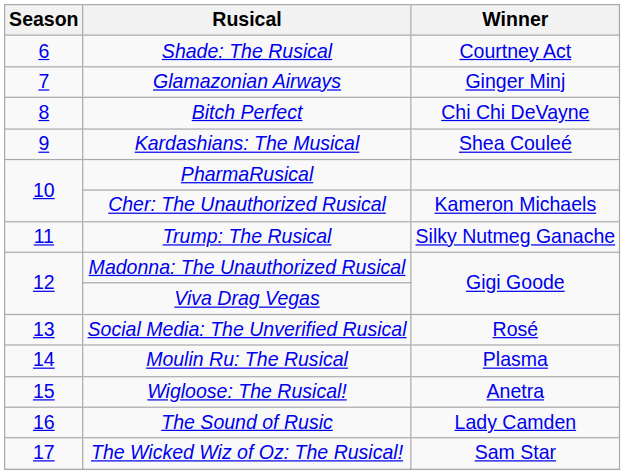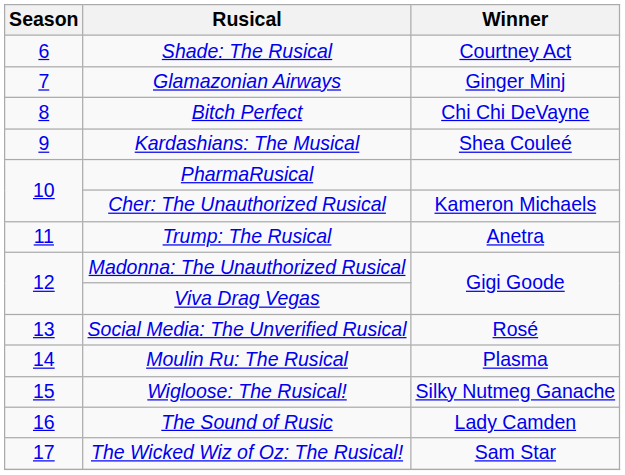(515, 236) Silky Nutmeg Ganache -> (515, 236) Anetra
(515, 391) Anetra -> (515, 391) Silky Nutmeg Ganache
